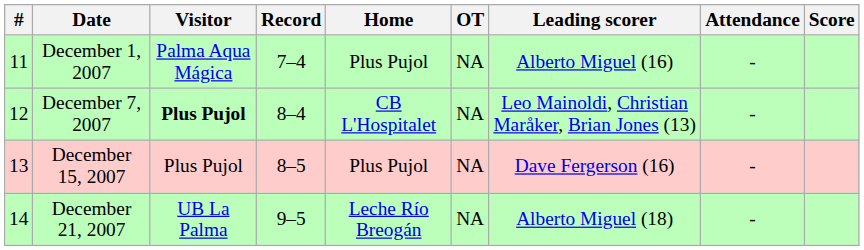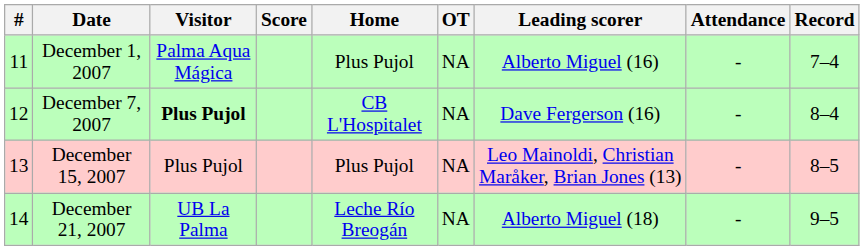columns swapped: (832, 19) <-> (291, 19)
(595, 113) Leo Mainoldi, Christian Maråker, Brian Jones (13) -> (580, 113) Dave Fergerson (16)
(595, 166) Dave Fergerson (16) -> (580, 166) Leo Mainoldi, Christian Maråker, Brian Jones (13)
